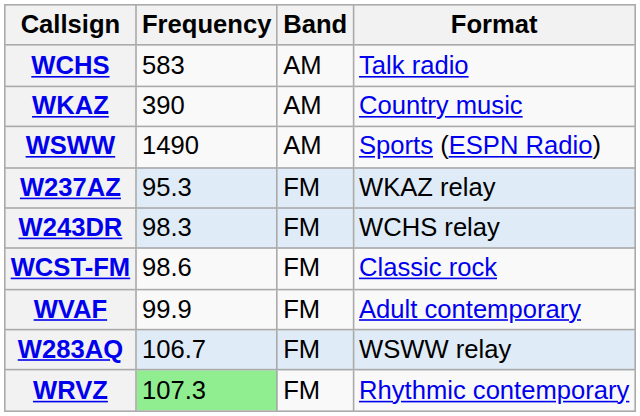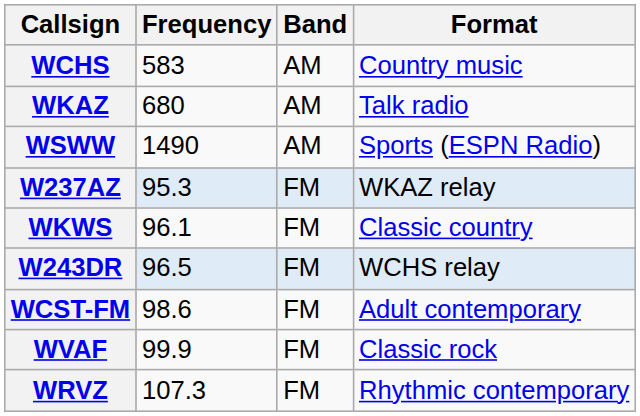(414, 65) Talk radio -> (441, 65) Country music
(163, 106) 390 -> (163, 106) 680
(441, 106) Country music -> (414, 106) Talk radio
+ row: (70, 227)
(167, 227) 98.3 -> (167, 268) 96.5
(428, 268) Classic rock -> (470, 308) Adult contemporary
(470, 308) Adult contemporary -> (428, 349) Classic rock
- row: (70, 349)
(174, 390) lightgreen background -> (174, 390) no background
